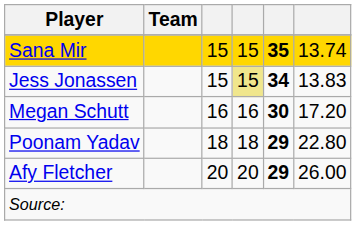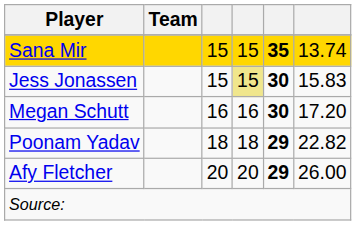(278, 81) 34 -> (278, 81) 30
(322, 81) 13.83 -> (322, 81) 15.83
(322, 142) 22.80 -> (322, 142) 22.82
